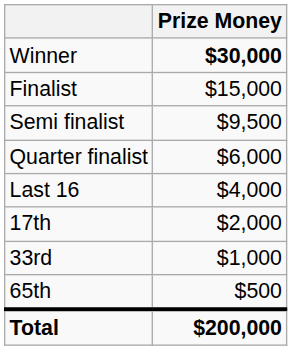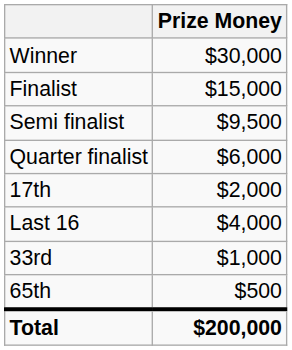(243, 55) bold -> (243, 55) normal
rows swapped: (44, 190) <-> (30, 223)
